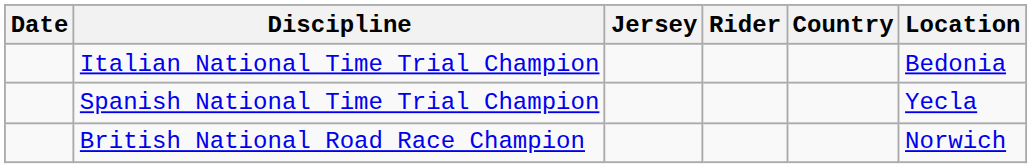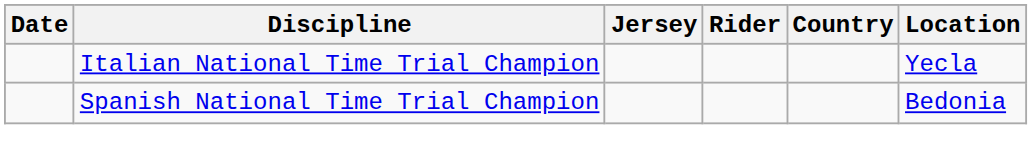(956, 64) Bedonia -> (941, 64) Yecla
(941, 103) Yecla -> (956, 103) Bedonia
- row: (332, 142)
